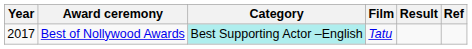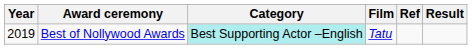columns swapped: (419, 14) <-> (454, 14)
(21, 34) 2017 -> (21, 34) 2019
